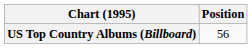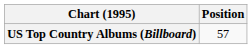(223, 33) 56 -> (223, 33) 57
